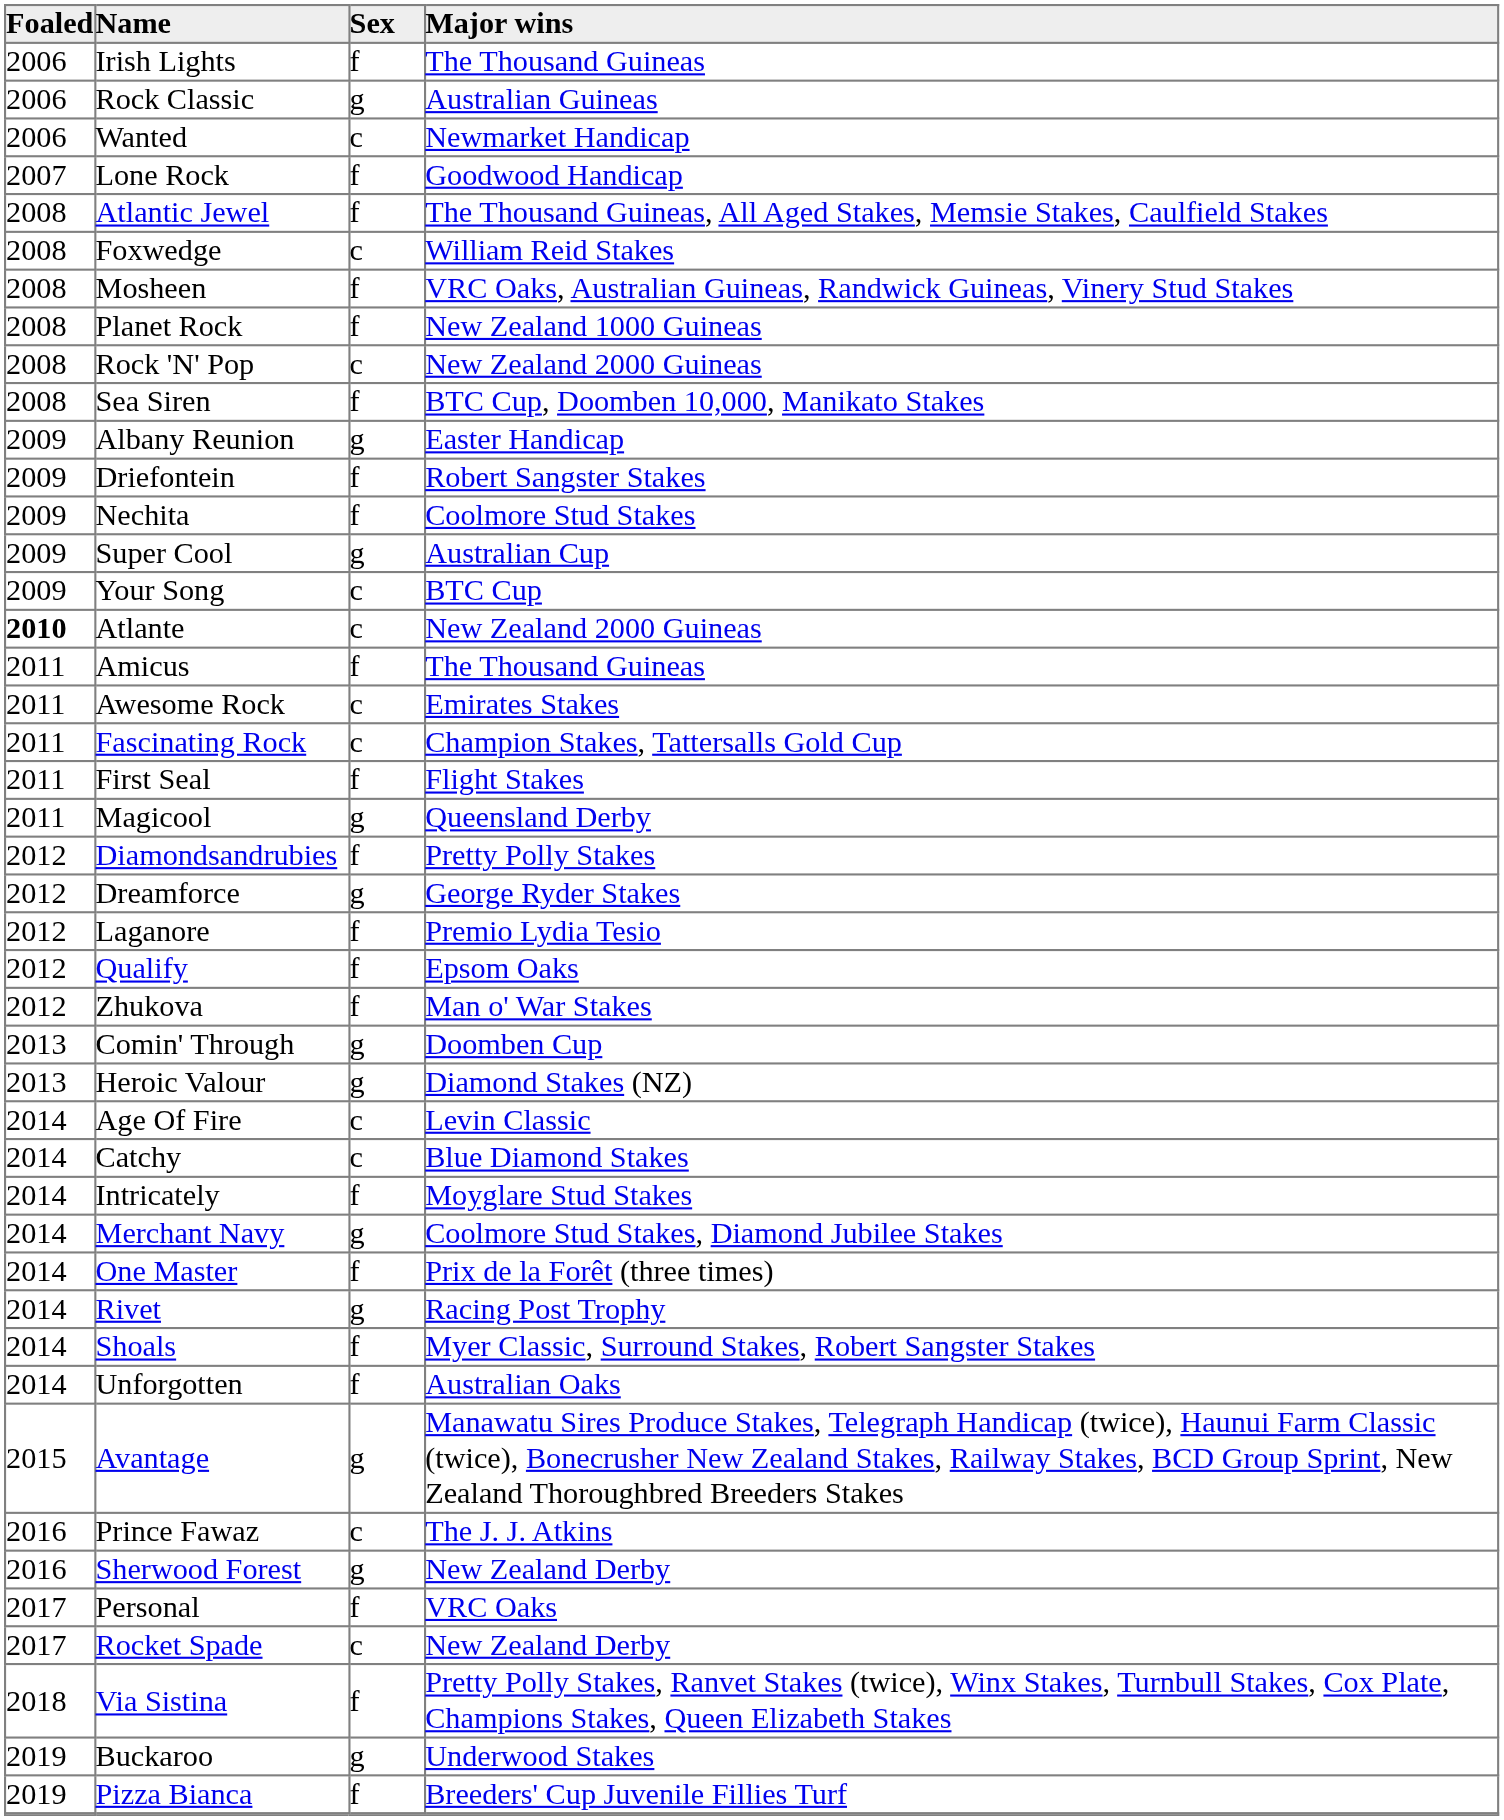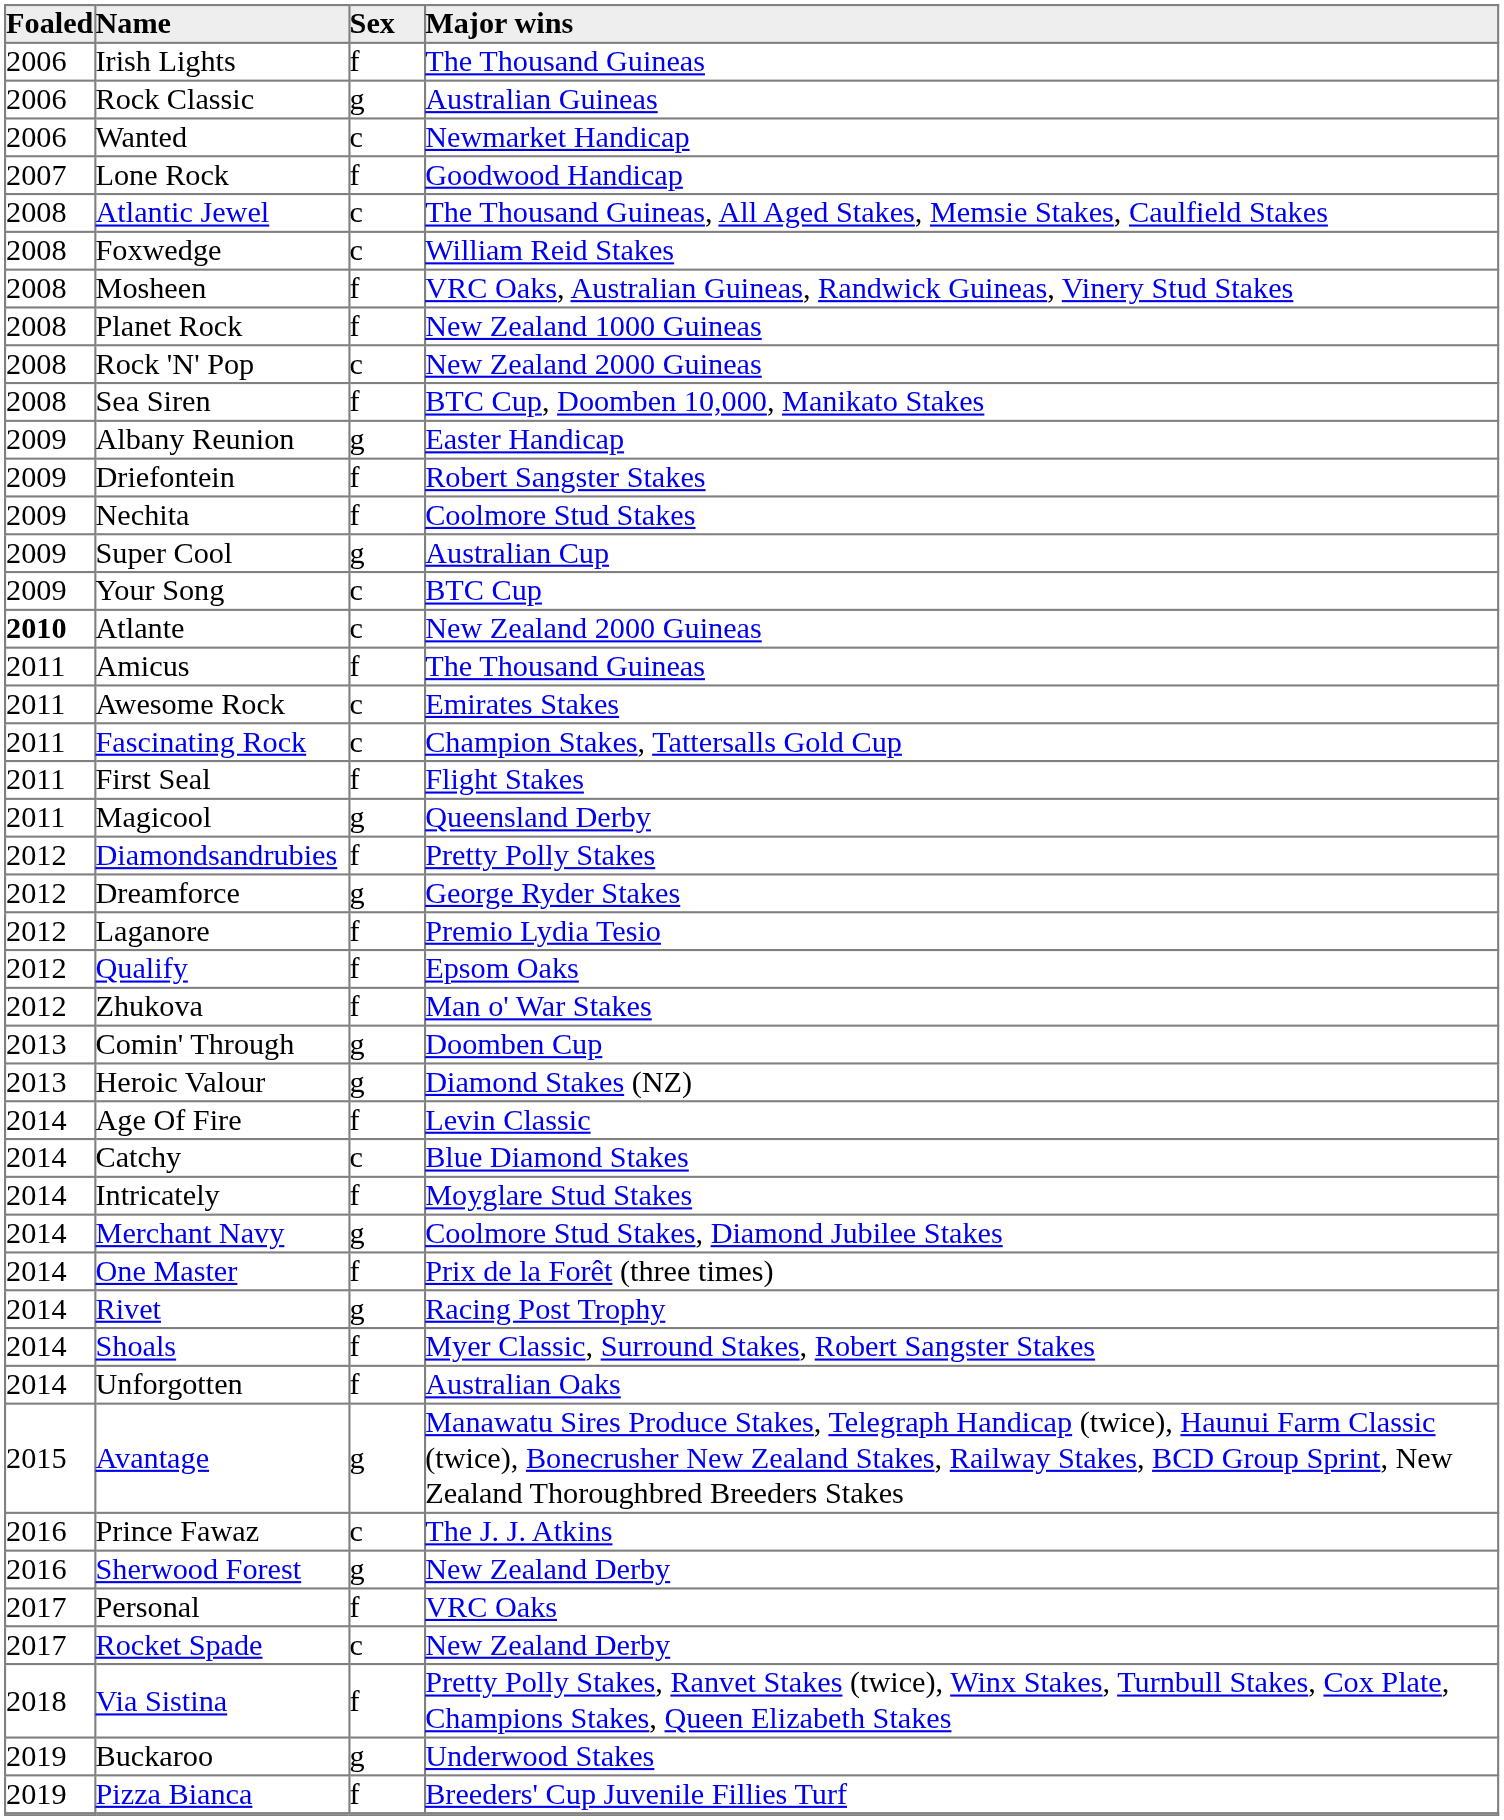(355, 212) f -> (356, 212) c
(356, 1119) c -> (355, 1119) f
